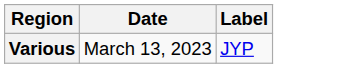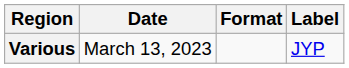+ column: (251, 19)
